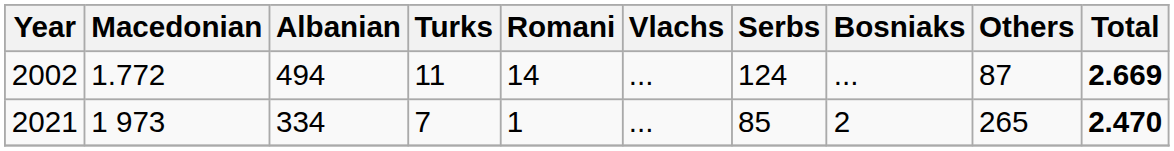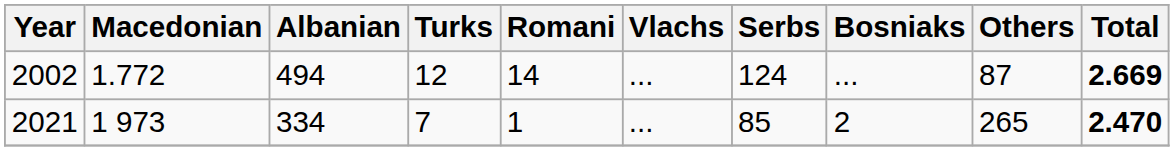(430, 74) 11 -> (431, 74) 12
